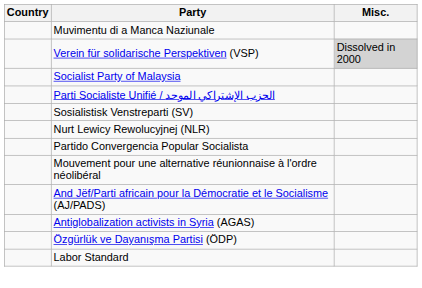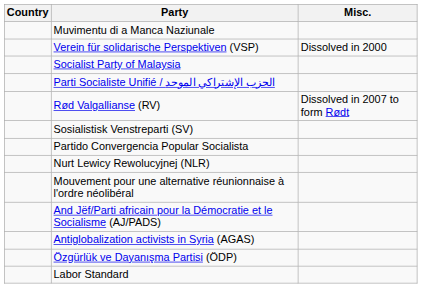(366, 53) lightgrey background -> (344, 47) no background
+ row: (107, 106)
rows swapped: (151, 146) <-> (132, 129)
